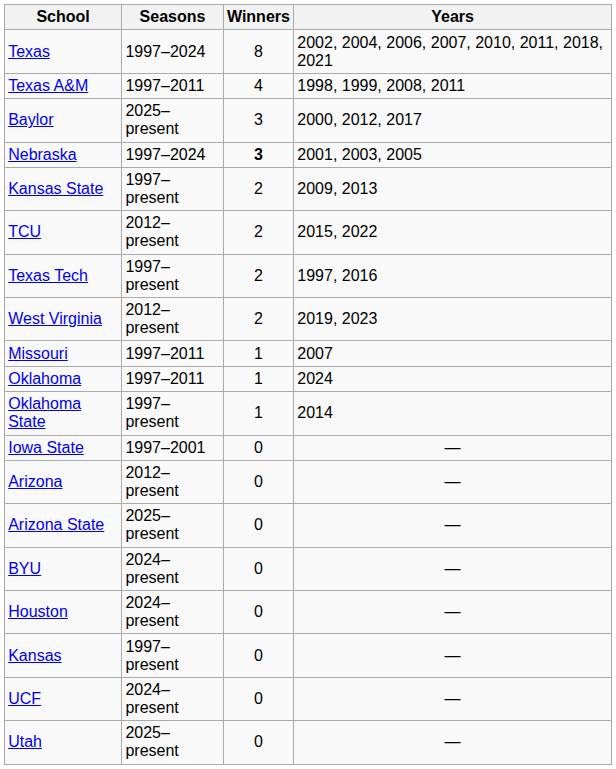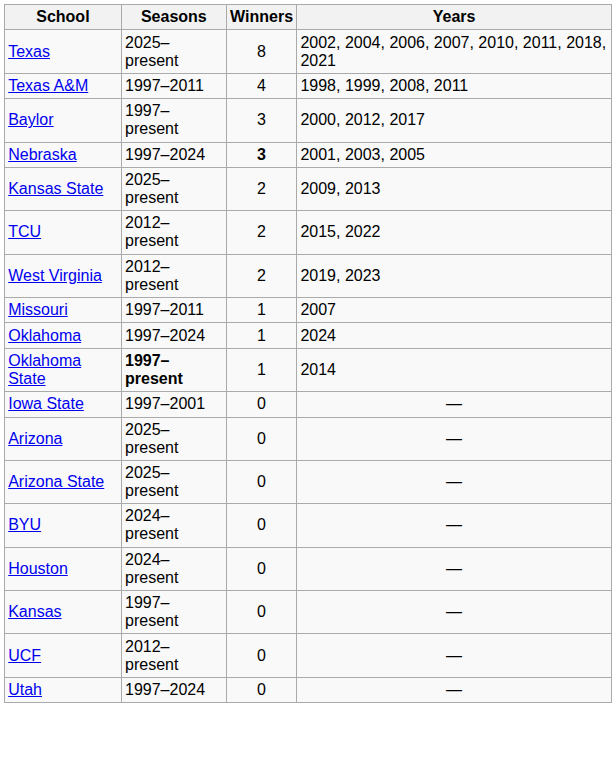(165, 51) 1997–2024 -> (152, 51) 2025–present
(152, 120) 2025–present -> (152, 120) 1997–present
(152, 189) 1997–present -> (152, 189) 2025–present
- row: (48, 275)
(165, 378) 1997–2011 -> (165, 335) 1997–2024
(152, 413) normal -> (154, 369) bold
(152, 482) 2012–present -> (152, 438) 2025–present
(152, 698) 2024–present -> (152, 655) 2012–present
(152, 742) 2025–present -> (165, 689) 1997–2024
